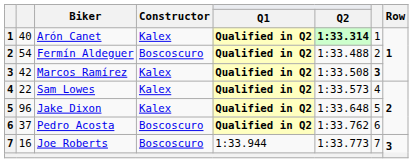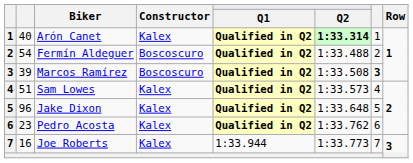(25, 72) 42 -> (25, 72) 39
(155, 72) Kalex -> (171, 72) Boscoscuro
(25, 90) 22 -> (25, 90) 51
(25, 126) 37 -> (25, 126) 23
(171, 126) Boscoscuro -> (155, 126) Kalex
(171, 144) Boscoscuro -> (155, 144) Kalex
